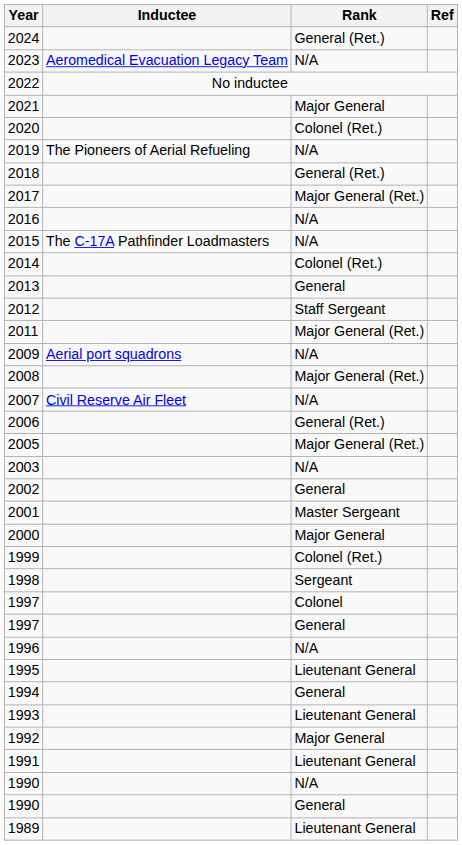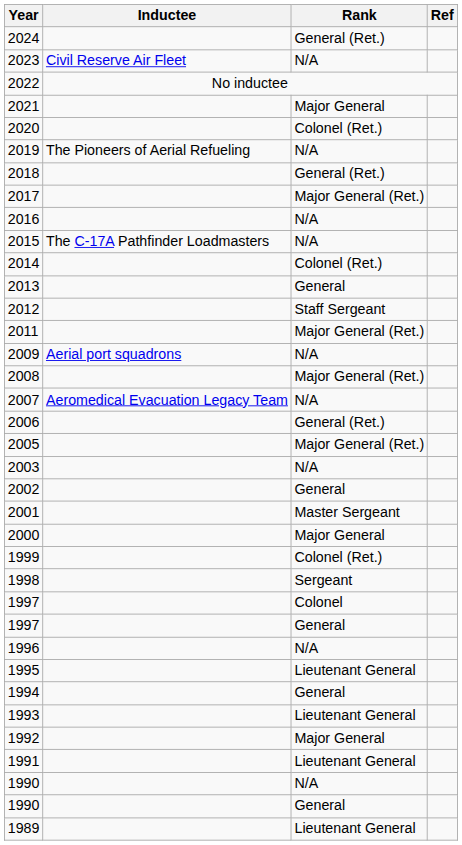(167, 60) Aeromedical Evacuation Legacy Team -> (116, 60) Civil Reserve Air Fleet
(116, 399) Civil Reserve Air Fleet -> (167, 399) Aeromedical Evacuation Legacy Team
